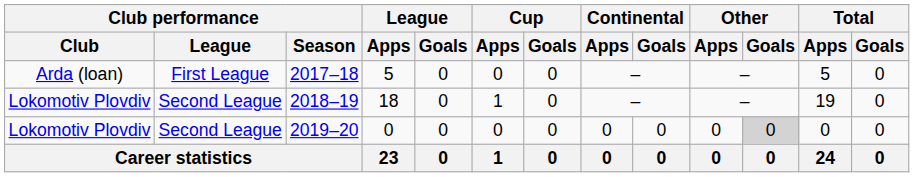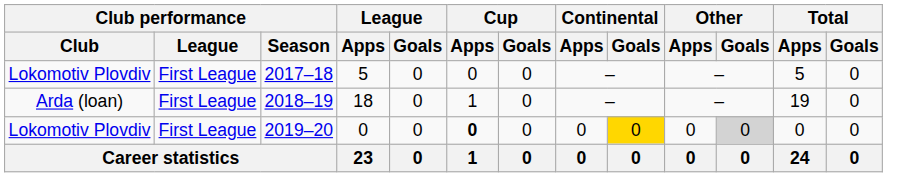(80, 74) Arda (loan) -> (80, 74) Lokomotiv Plovdiv
(80, 102) Lokomotiv Plovdiv -> (80, 102) Arda (loan)
(220, 102) Second League -> (207, 102) First League
(220, 130) Second League -> (207, 130) First League
(498, 130) normal -> (472, 130) bold
(661, 130) no background -> (636, 130) gold background
